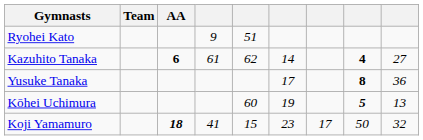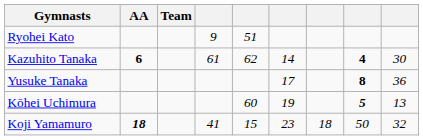columns swapped: (139, 15) <-> (176, 15)
(399, 59) 27 -> (399, 59) 30
(325, 124) 17 -> (325, 124) 18
